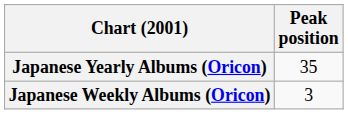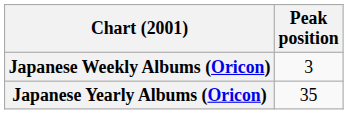rows swapped: (139, 94) <-> (139, 66)
